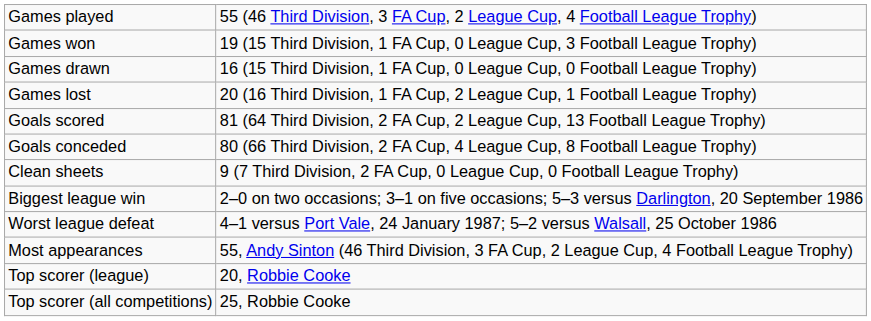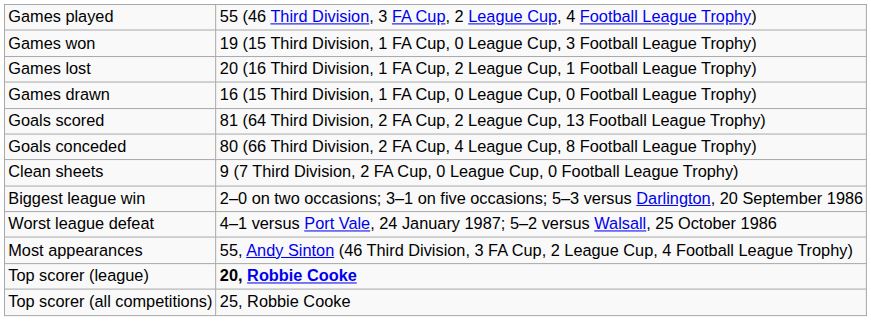rows swapped: (59, 69) <-> (50, 95)
(285, 276) normal -> (288, 276) bold
